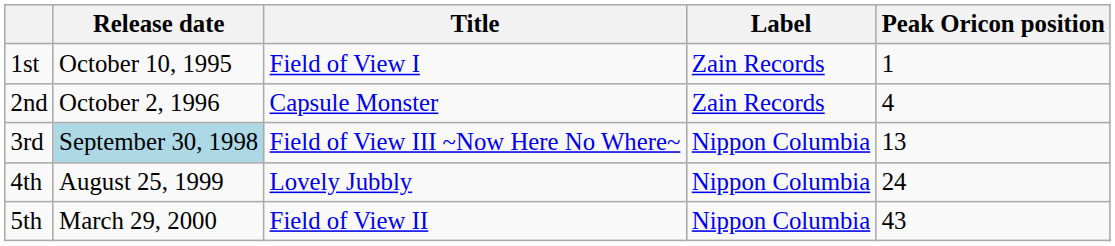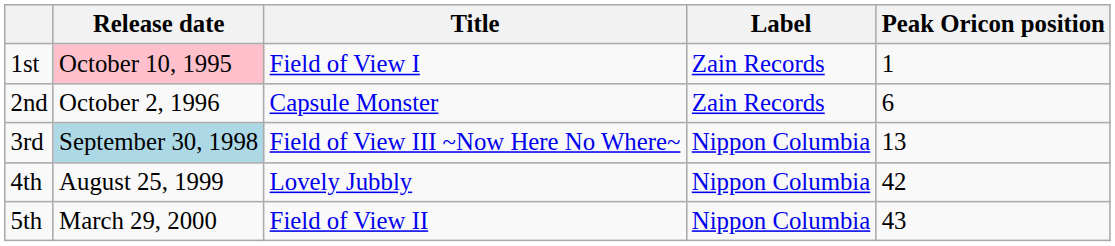(146, 63) no background -> (146, 63) pink background
(888, 102) 4 -> (888, 102) 6
(894, 181) 24 -> (894, 181) 42
